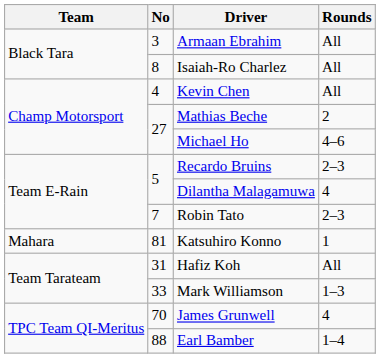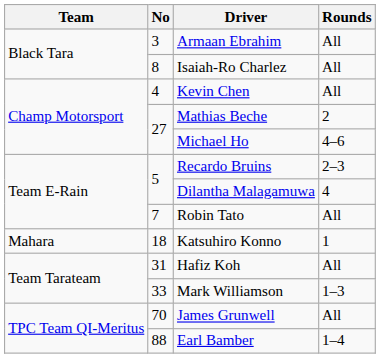(333, 215) 2–3 -> (332, 215) All
(159, 240) 81 -> (159, 240) 18
(326, 315) 4 -> (332, 315) All
